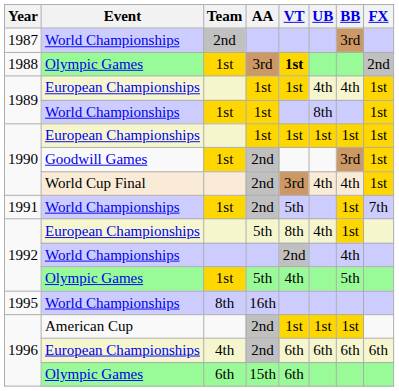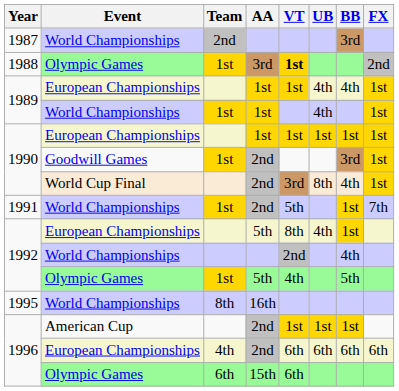(323, 111) 8th -> (323, 111) 4th
(323, 183) 4th -> (323, 183) 8th
